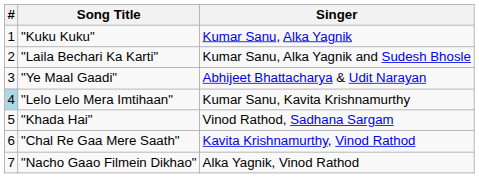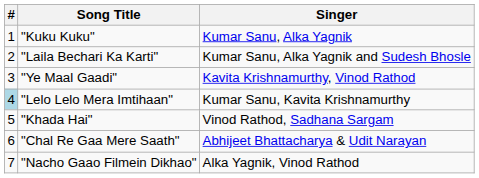(314, 78) Abhijeet Bhattacharya & Udit Narayan -> (309, 78) Kavita Krishnamurthy, Vinod Rathod
(309, 141) Kavita Krishnamurthy, Vinod Rathod -> (314, 141) Abhijeet Bhattacharya & Udit Narayan
